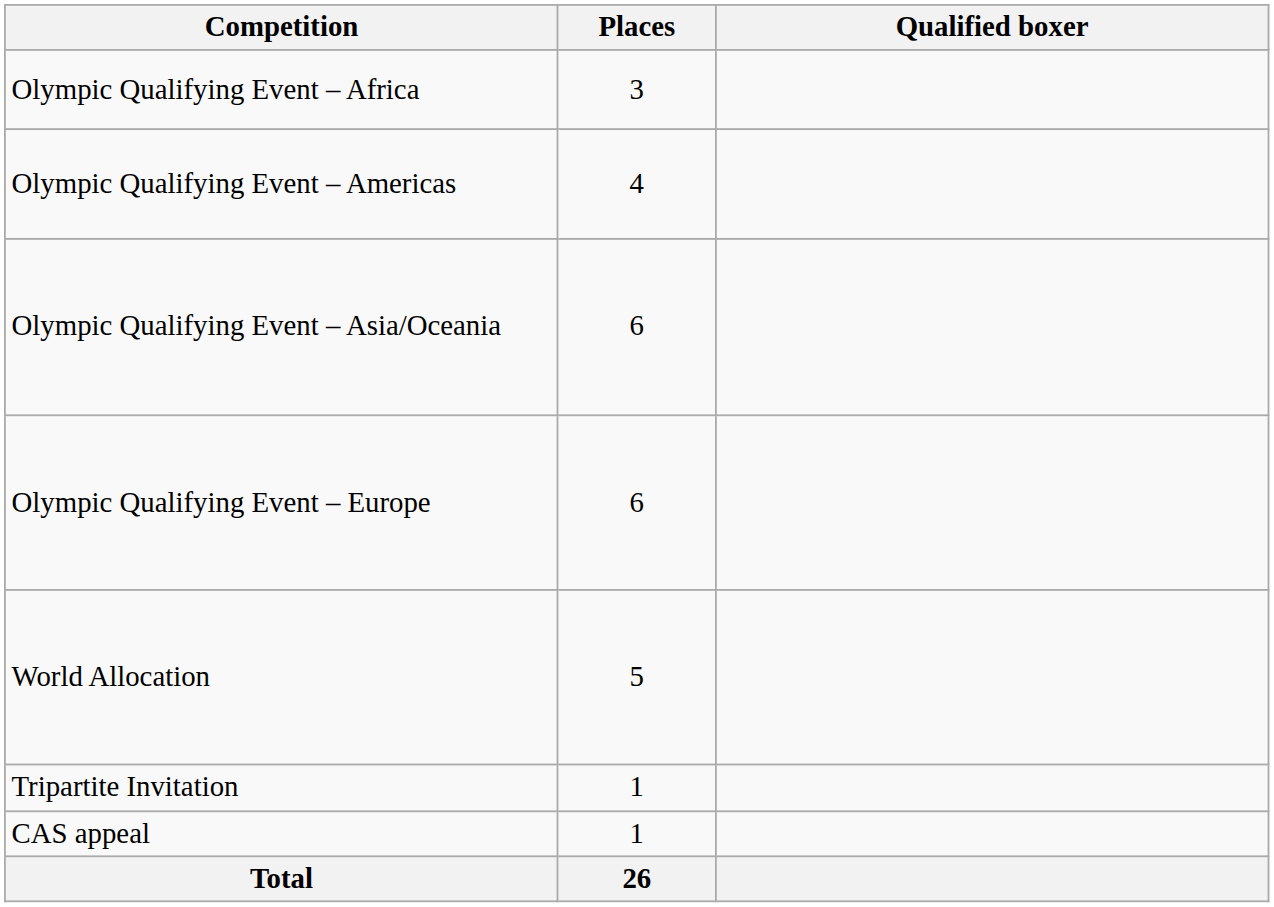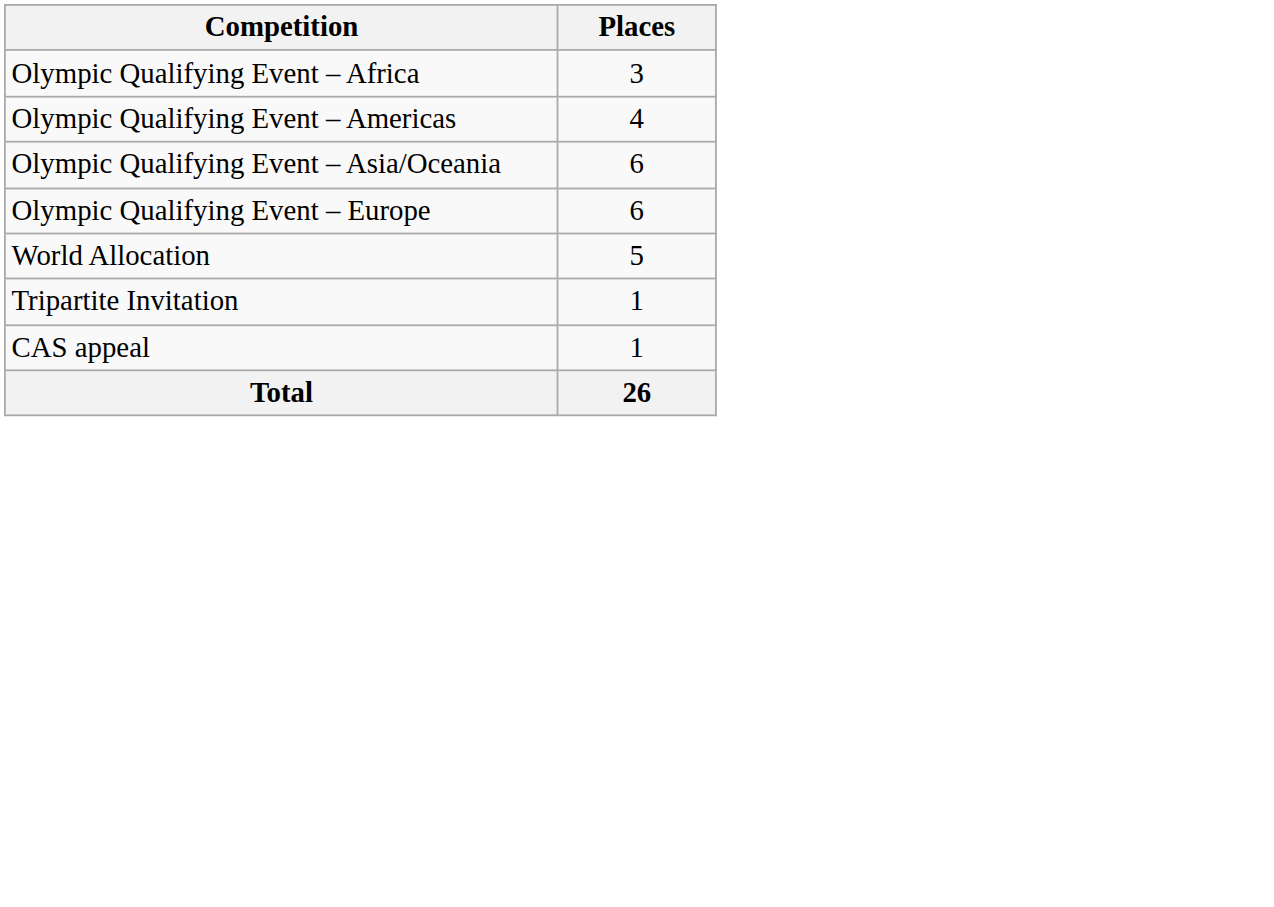- column: (992, 27)
